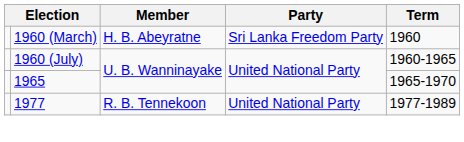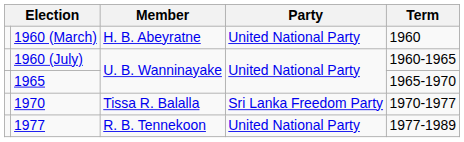(306, 37) Sri Lanka Freedom Party -> (294, 37) United National Party
+ row: (30, 103)
